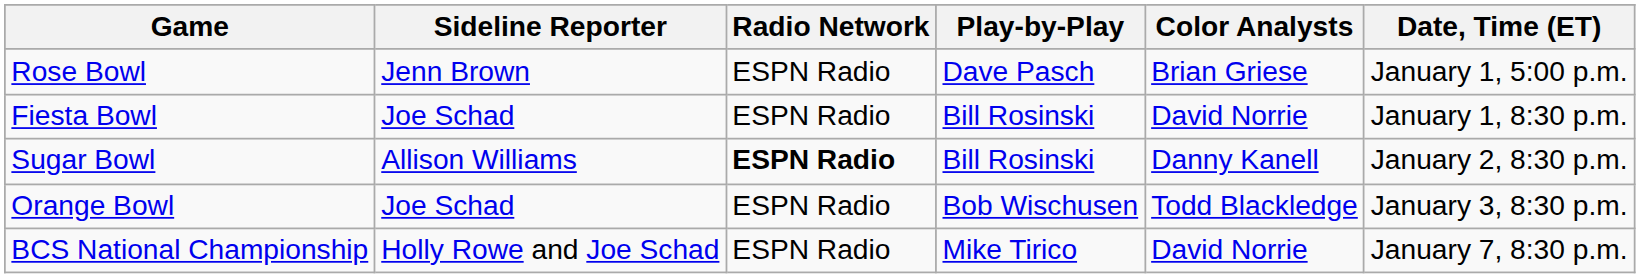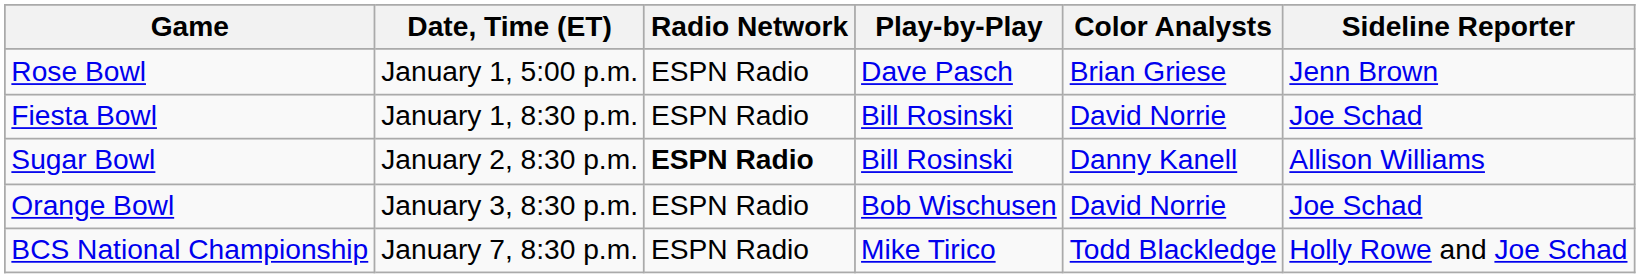columns swapped: (1499, 26) <-> (550, 26)
(1254, 205) Todd Blackledge -> (1148, 205) David Norrie
(1229, 250) David Norrie -> (1173, 250) Todd Blackledge
